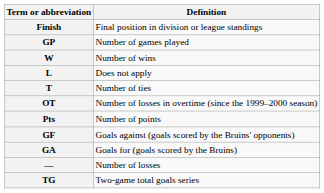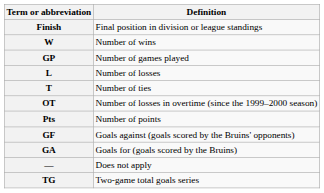rows swapped: (49, 42) <-> (49, 58)
(124, 73) Does not apply -> (128, 73) Number of losses
(128, 165) Number of losses -> (124, 165) Does not apply
